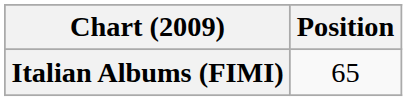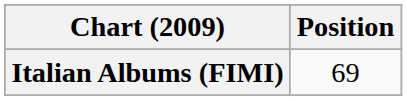(345, 71) 65 -> (345, 71) 69
